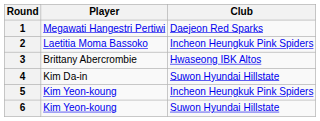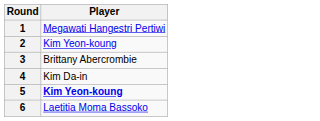- column: (242, 12)
(96, 44) Laetitia Moma Bassoko -> (80, 44) Kim Yeon-koung
(80, 92) normal -> (83, 92) bold
(80, 108) Kim Yeon-koung -> (96, 108) Laetitia Moma Bassoko
